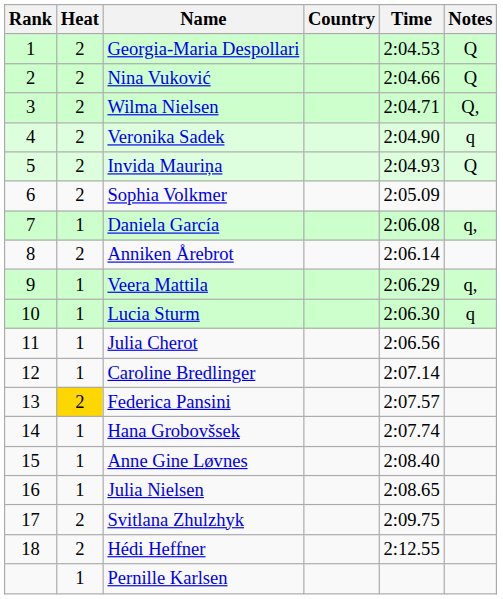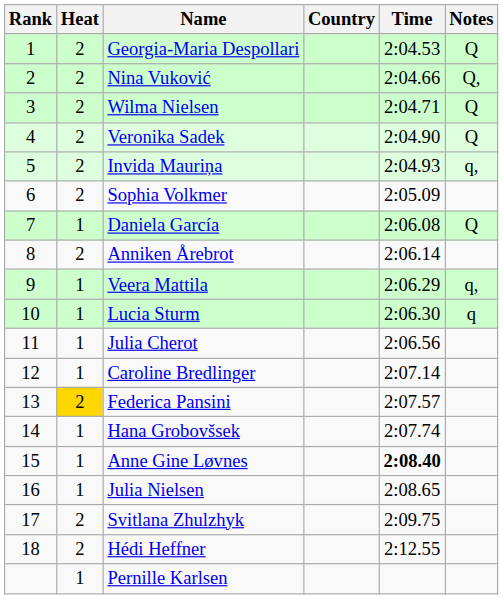(470, 78) Q -> (471, 78) Q,
(470, 107) Q, -> (471, 107) Q
(470, 136) q -> (471, 136) Q
(470, 166) Q -> (471, 166) q,
(470, 225) q, -> (471, 225) Q
(412, 460) normal -> (412, 460) bold
